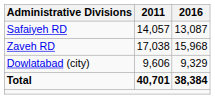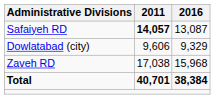(153, 30) normal -> (153, 30) bold
rows swapped: (31, 47) <-> (48, 64)
